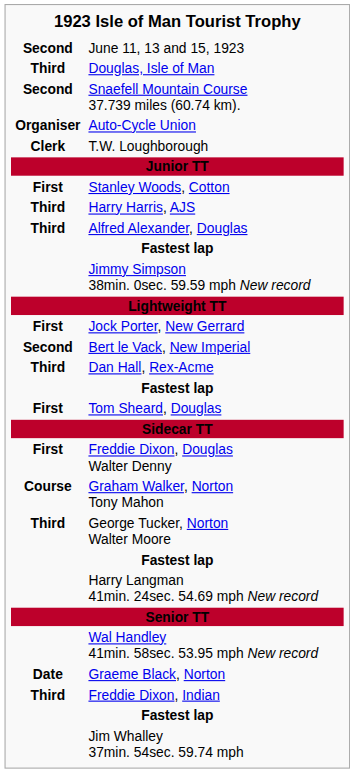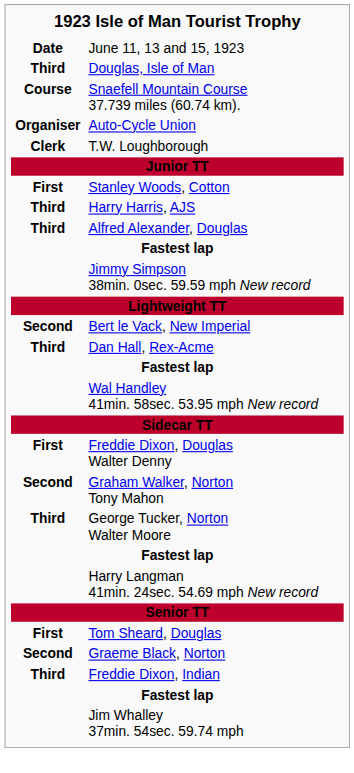(48, 47) Second -> (48, 47) Date
(48, 88) Second -> (48, 88) Course
- row: (166, 326)
rows swapped: (203, 645) <-> (155, 408)
(48, 486) Course -> (48, 481) Second
(48, 674) Date -> (48, 653) Second
